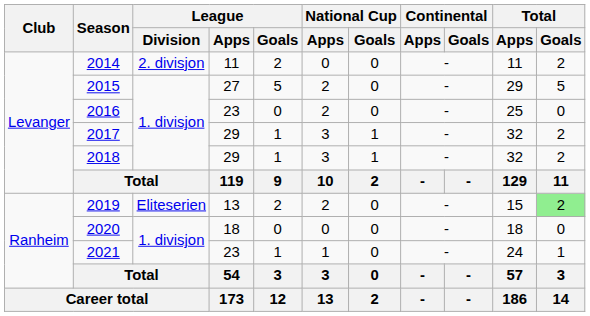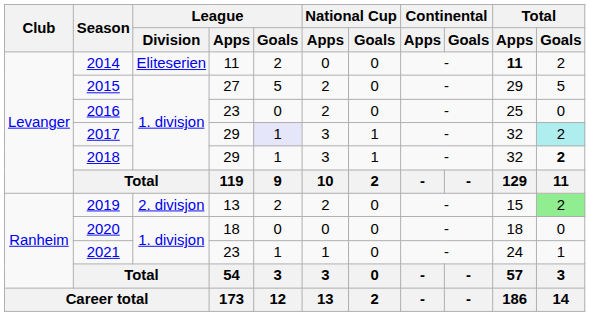(171, 63) 2. divisjon -> (171, 63) Eliteserien
(515, 63) normal -> (515, 63) bold
(278, 134) no background -> (278, 134) lavender background
(561, 134) no background -> (561, 134) paleturquoise background
(561, 157) normal -> (561, 157) bold
(171, 205) Eliteserien -> (171, 205) 2. divisjon
